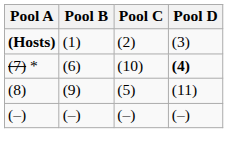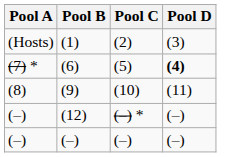(32, 41) bold -> (31, 41) normal
(130, 66) (10) -> (123, 66) (5)
(126, 90) (5) -> (127, 90) (10)
+ row: (74, 115)
